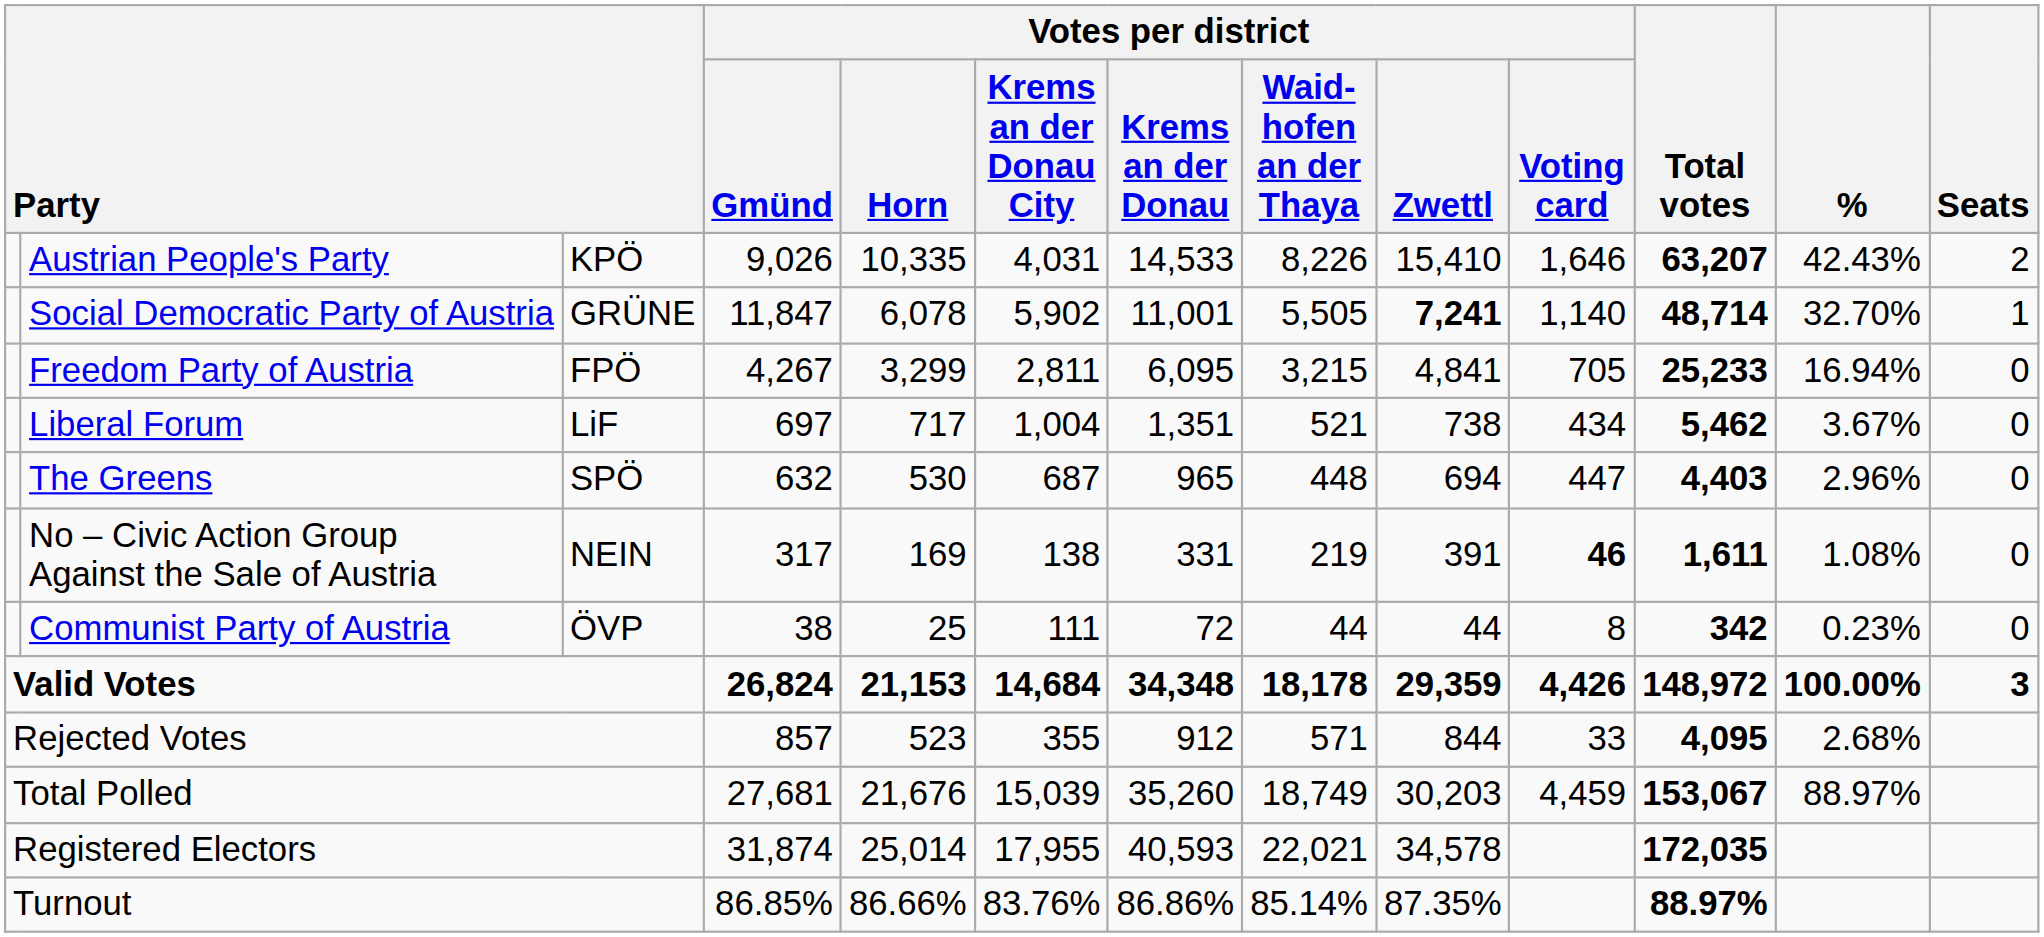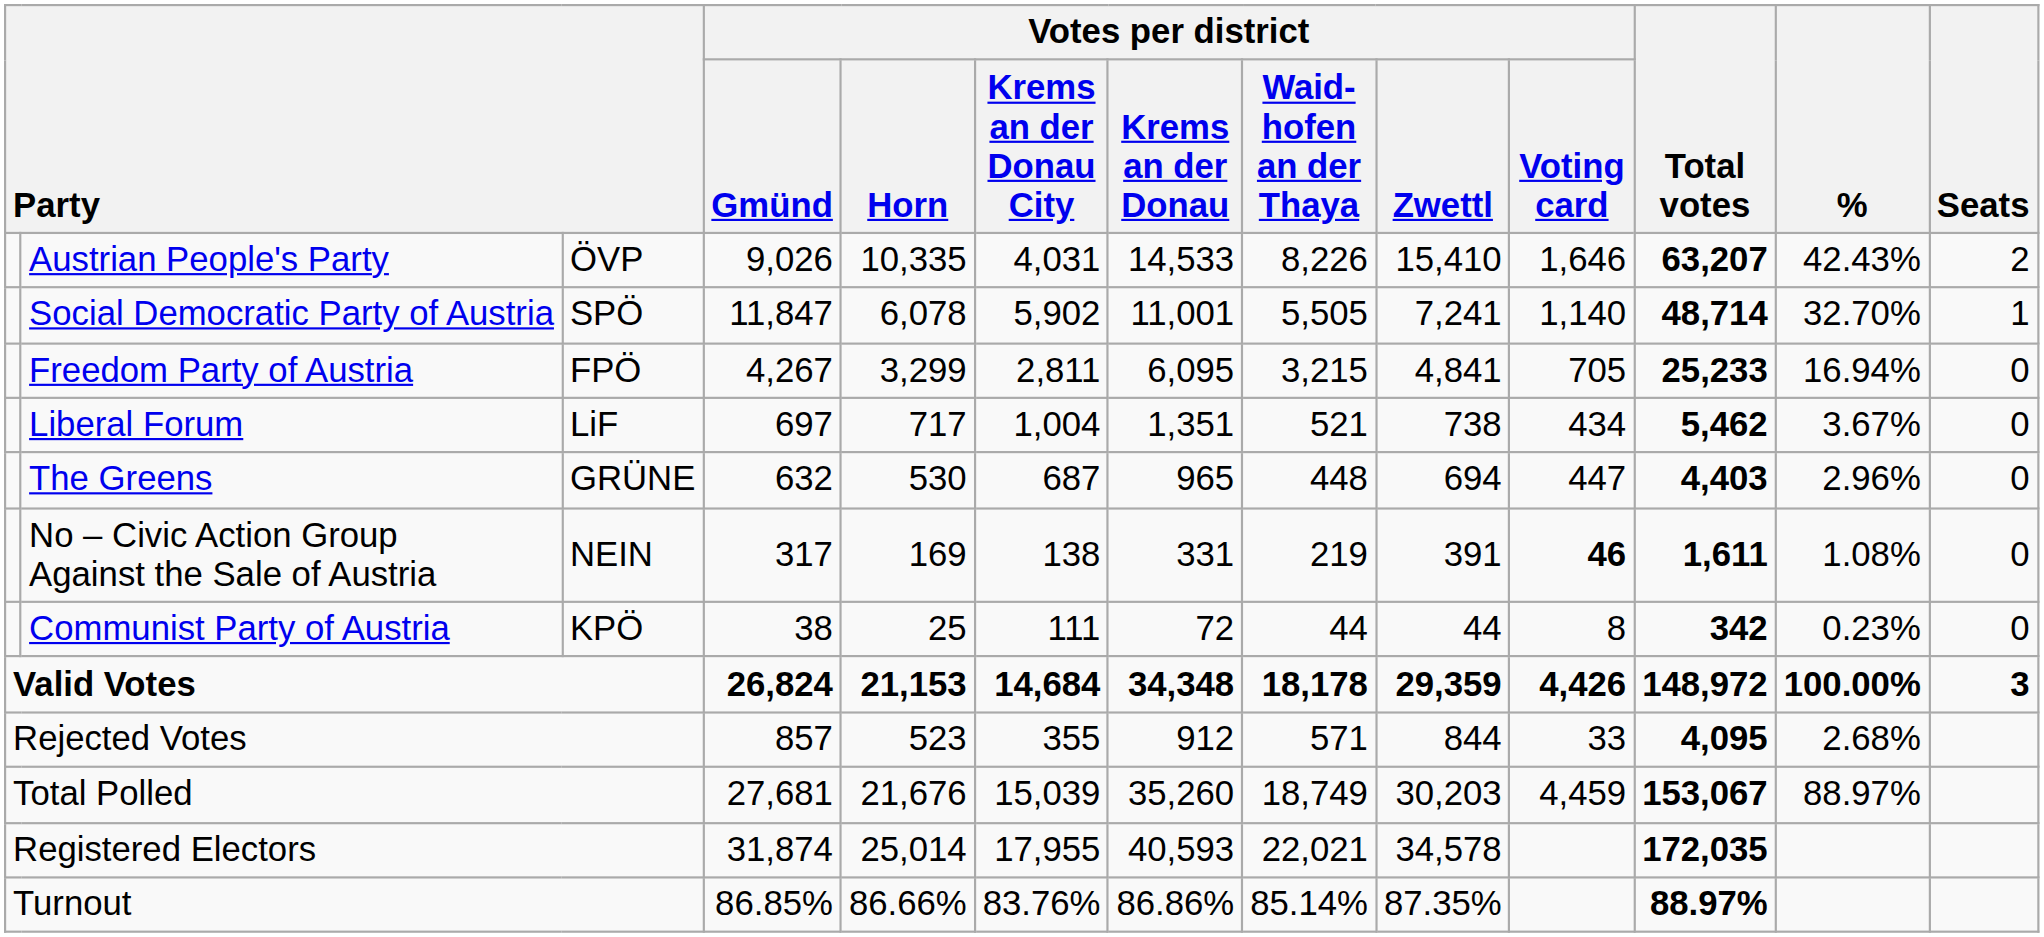(607, 259) KPÖ -> (607, 259) ÖVP
(633, 314) GRÜNE -> (607, 314) SPÖ
(1458, 314) bold -> (1458, 314) normal
(607, 479) SPÖ -> (633, 479) GRÜNE
(607, 628) ÖVP -> (607, 628) KPÖ
